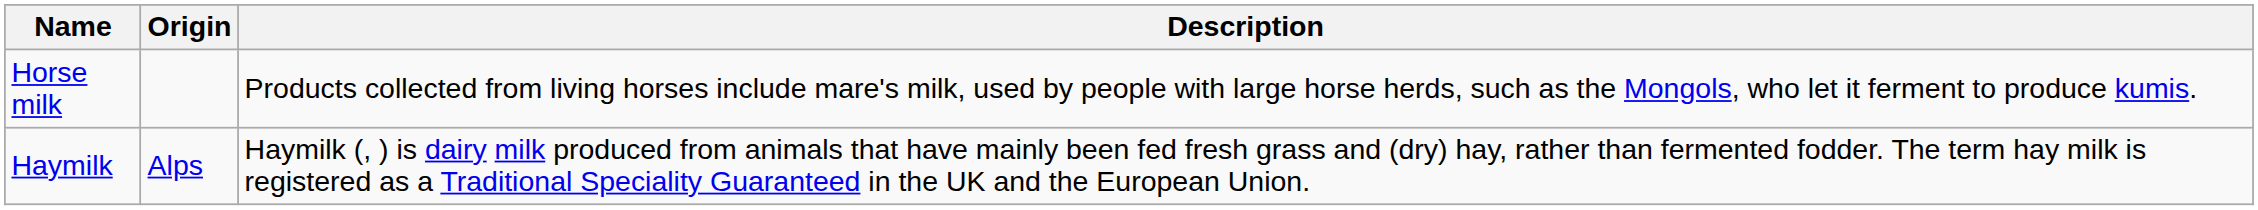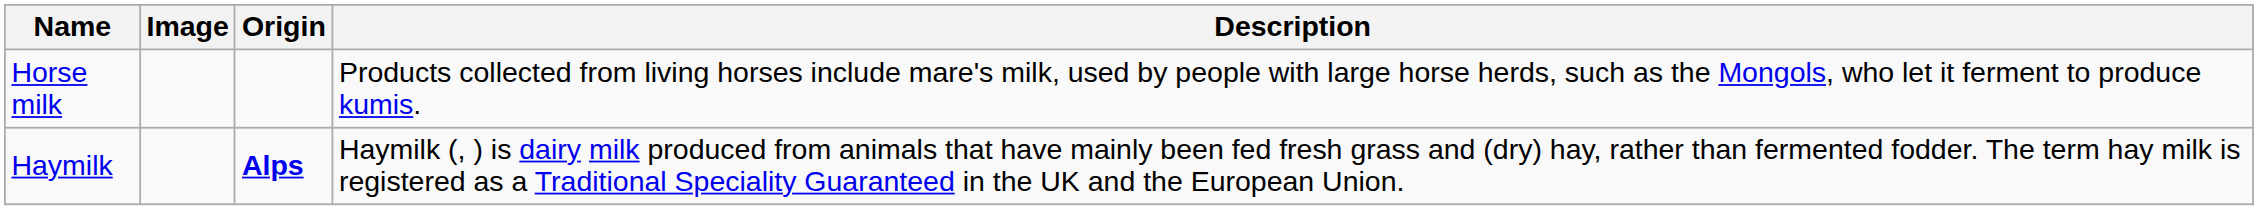+ column: (188, 27)
(175, 165) normal -> (273, 165) bold
